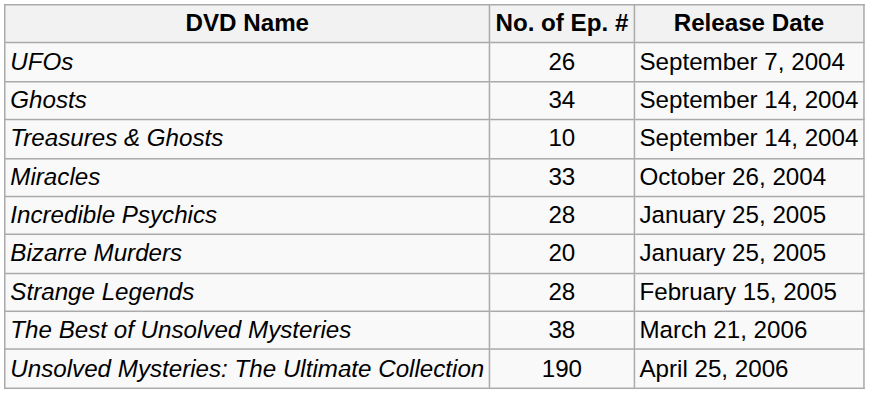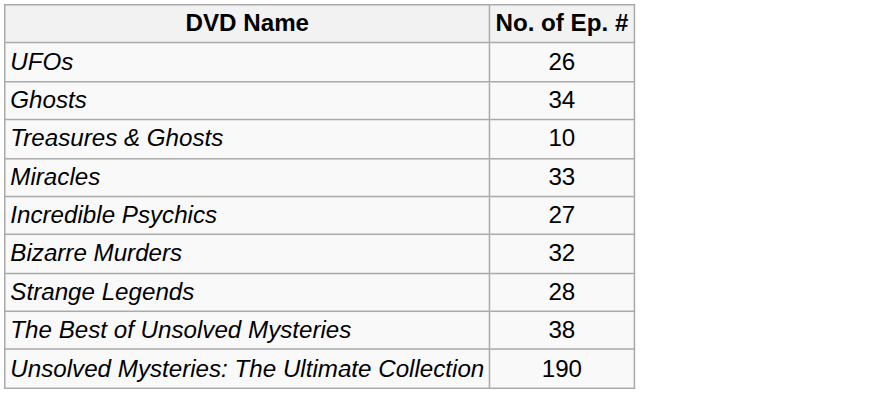- column: (749, 23)
(562, 215) 28 -> (562, 215) 27
(562, 253) 20 -> (562, 253) 32
